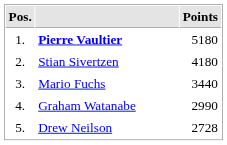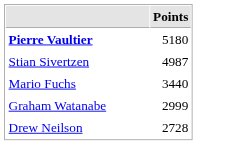- column: (20, 16)
(205, 61) 4180 -> (175, 61) 4987
(205, 105) 2990 -> (175, 105) 2999
